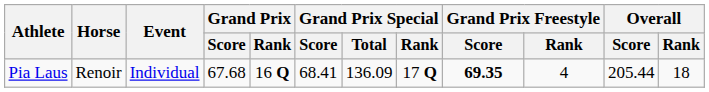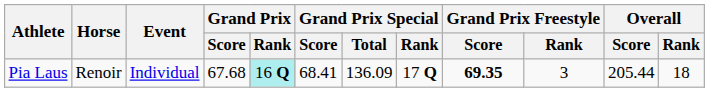(272, 73) no background -> (272, 73) paleturquoise background
(564, 73) 4 -> (564, 73) 3
